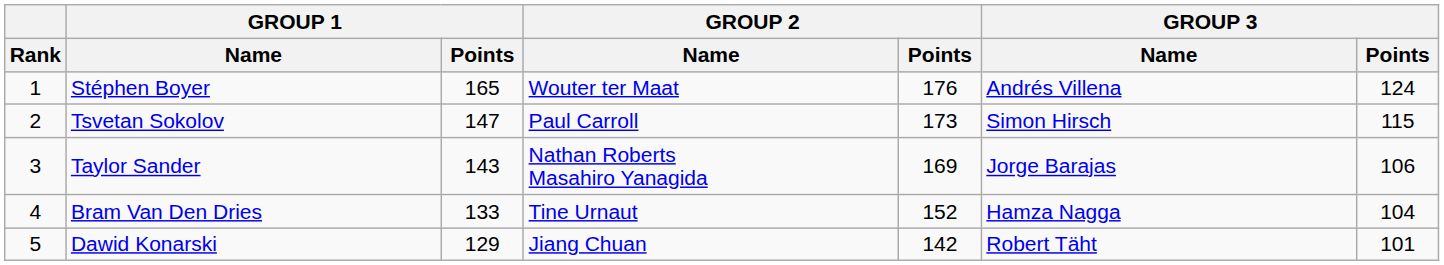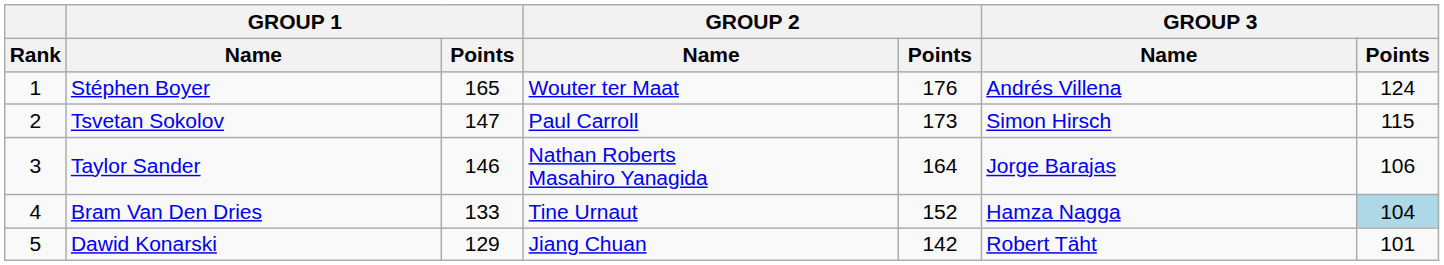(482, 166) 143 -> (482, 166) 146
(940, 166) 169 -> (940, 166) 164
(1398, 211) no background -> (1398, 211) lightblue background
